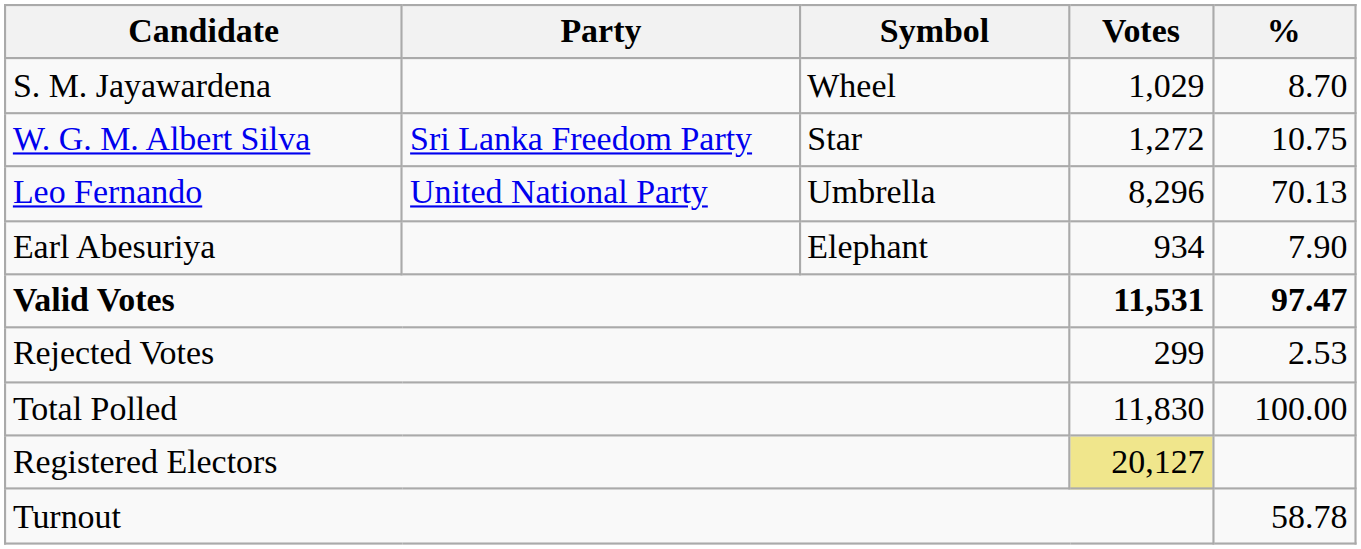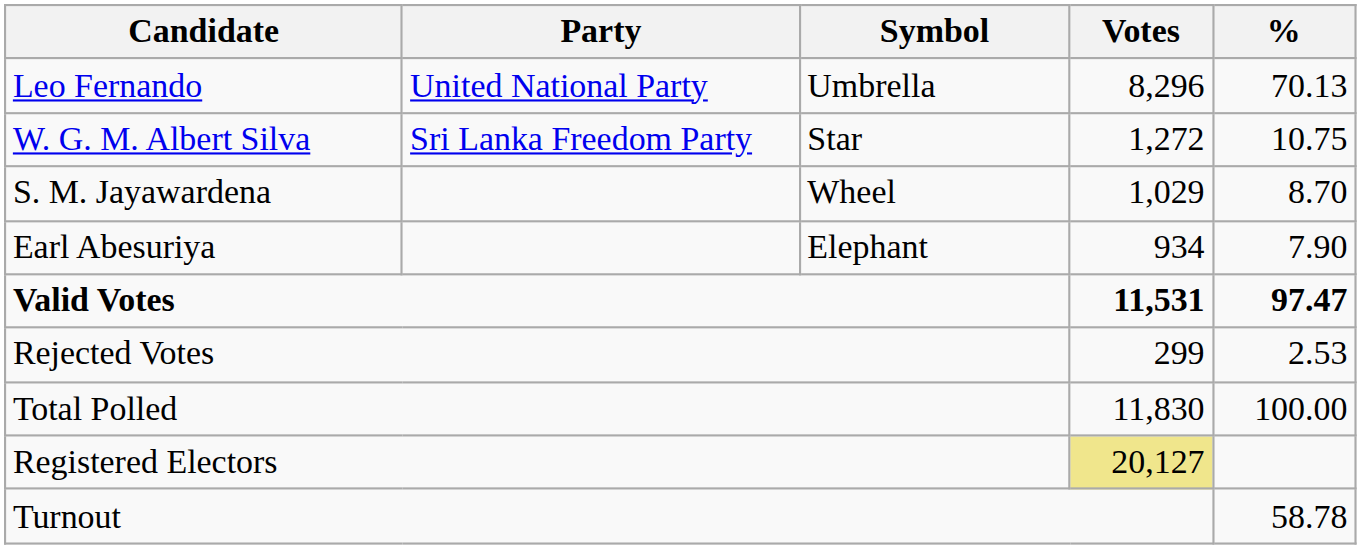rows swapped: (108, 192) <-> (142, 85)
